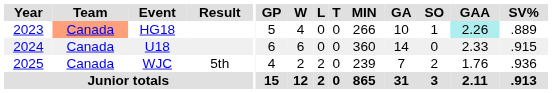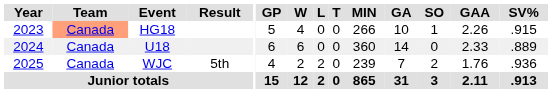(475, 29) paleturquoise background -> (475, 29) no background
(524, 29) .889 -> (524, 29) .915
(524, 46) .915 -> (524, 46) .889
